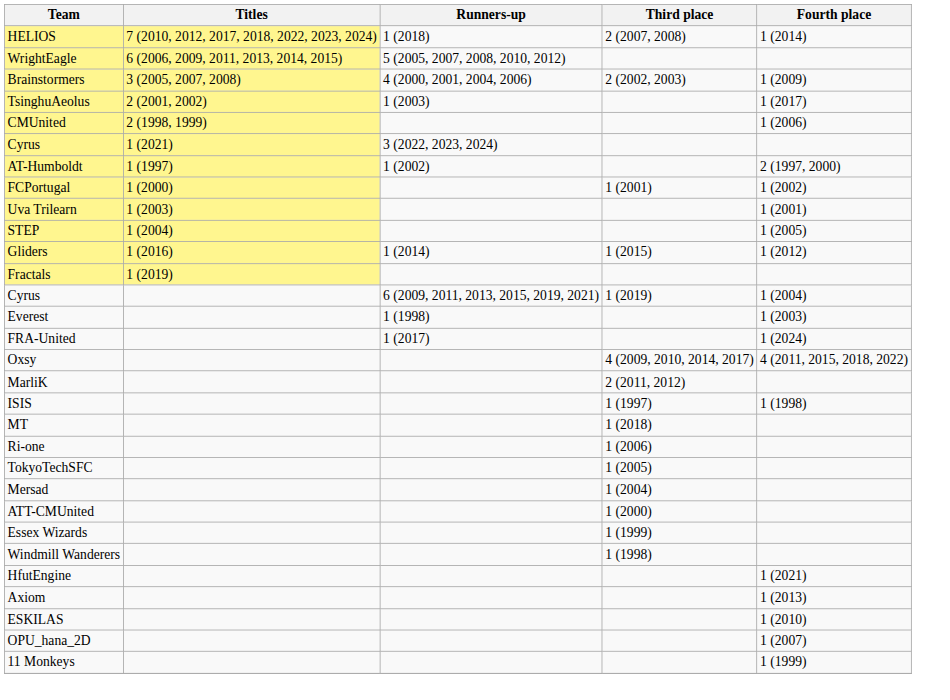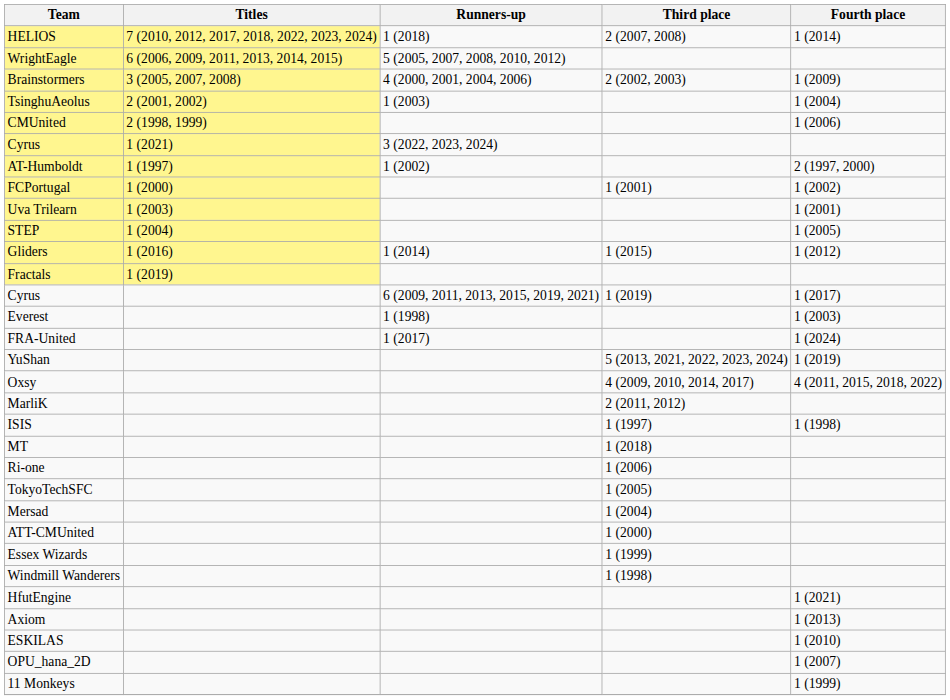(783, 101) 1 (2017) -> (817, 101) 1 (2004)
(783, 295) 1 (2004) -> (817, 295) 1 (2017)
+ row: (29, 360)
